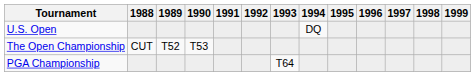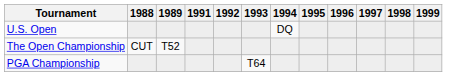- column: (199, 13)
